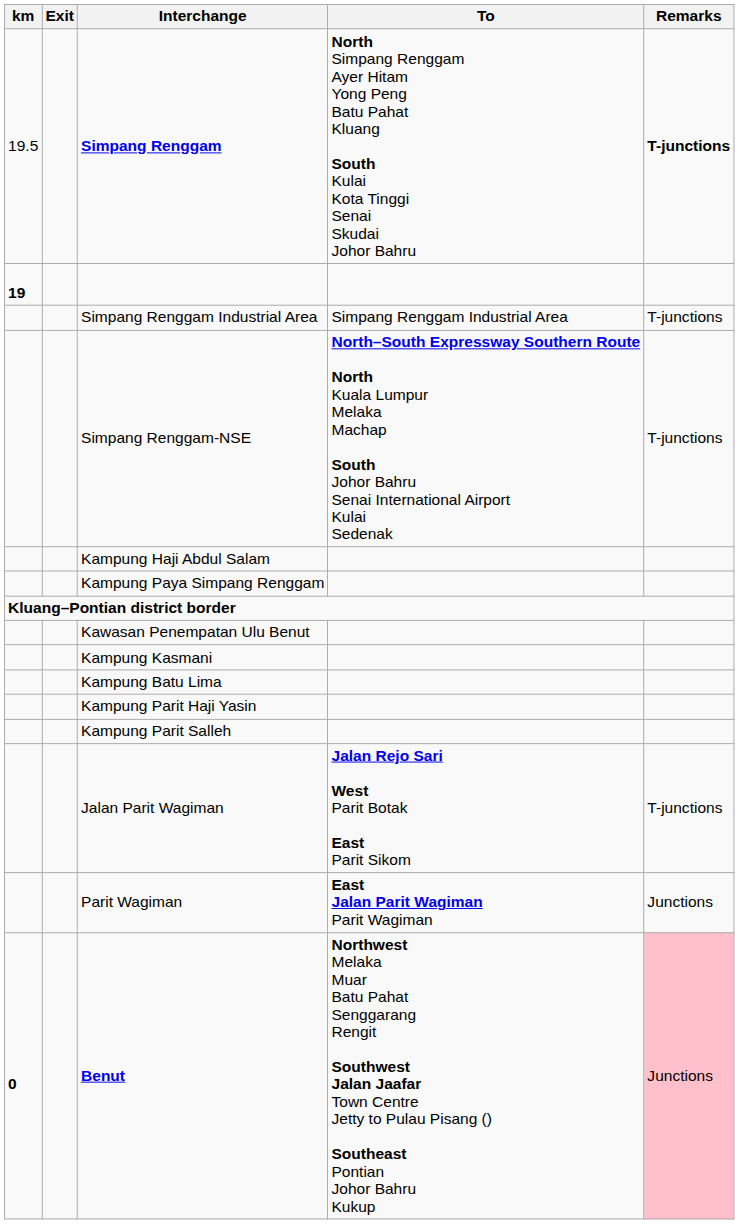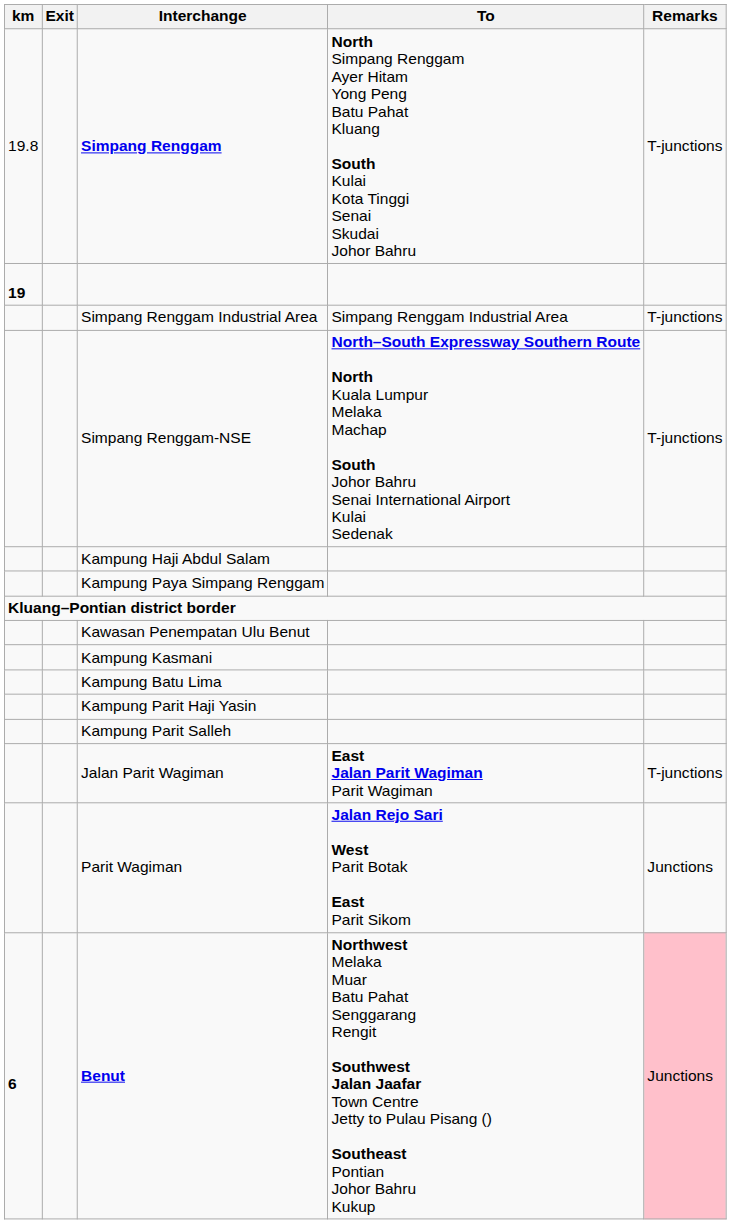(23, 146) 19.5 -> (23, 146) 19.8
(689, 146) bold -> (685, 146) normal
(387, 808) Jalan Rejo Sari West Parit Botak East Parit Sikom -> (407, 773) East Jalan Parit Wagiman Parit Wagiman
(407, 902) East Jalan Parit Wagiman Parit Wagiman -> (387, 867) Jalan Rejo Sari West Parit Botak East Parit Sikom
(12, 1084) 0 -> (12, 1084) 6
